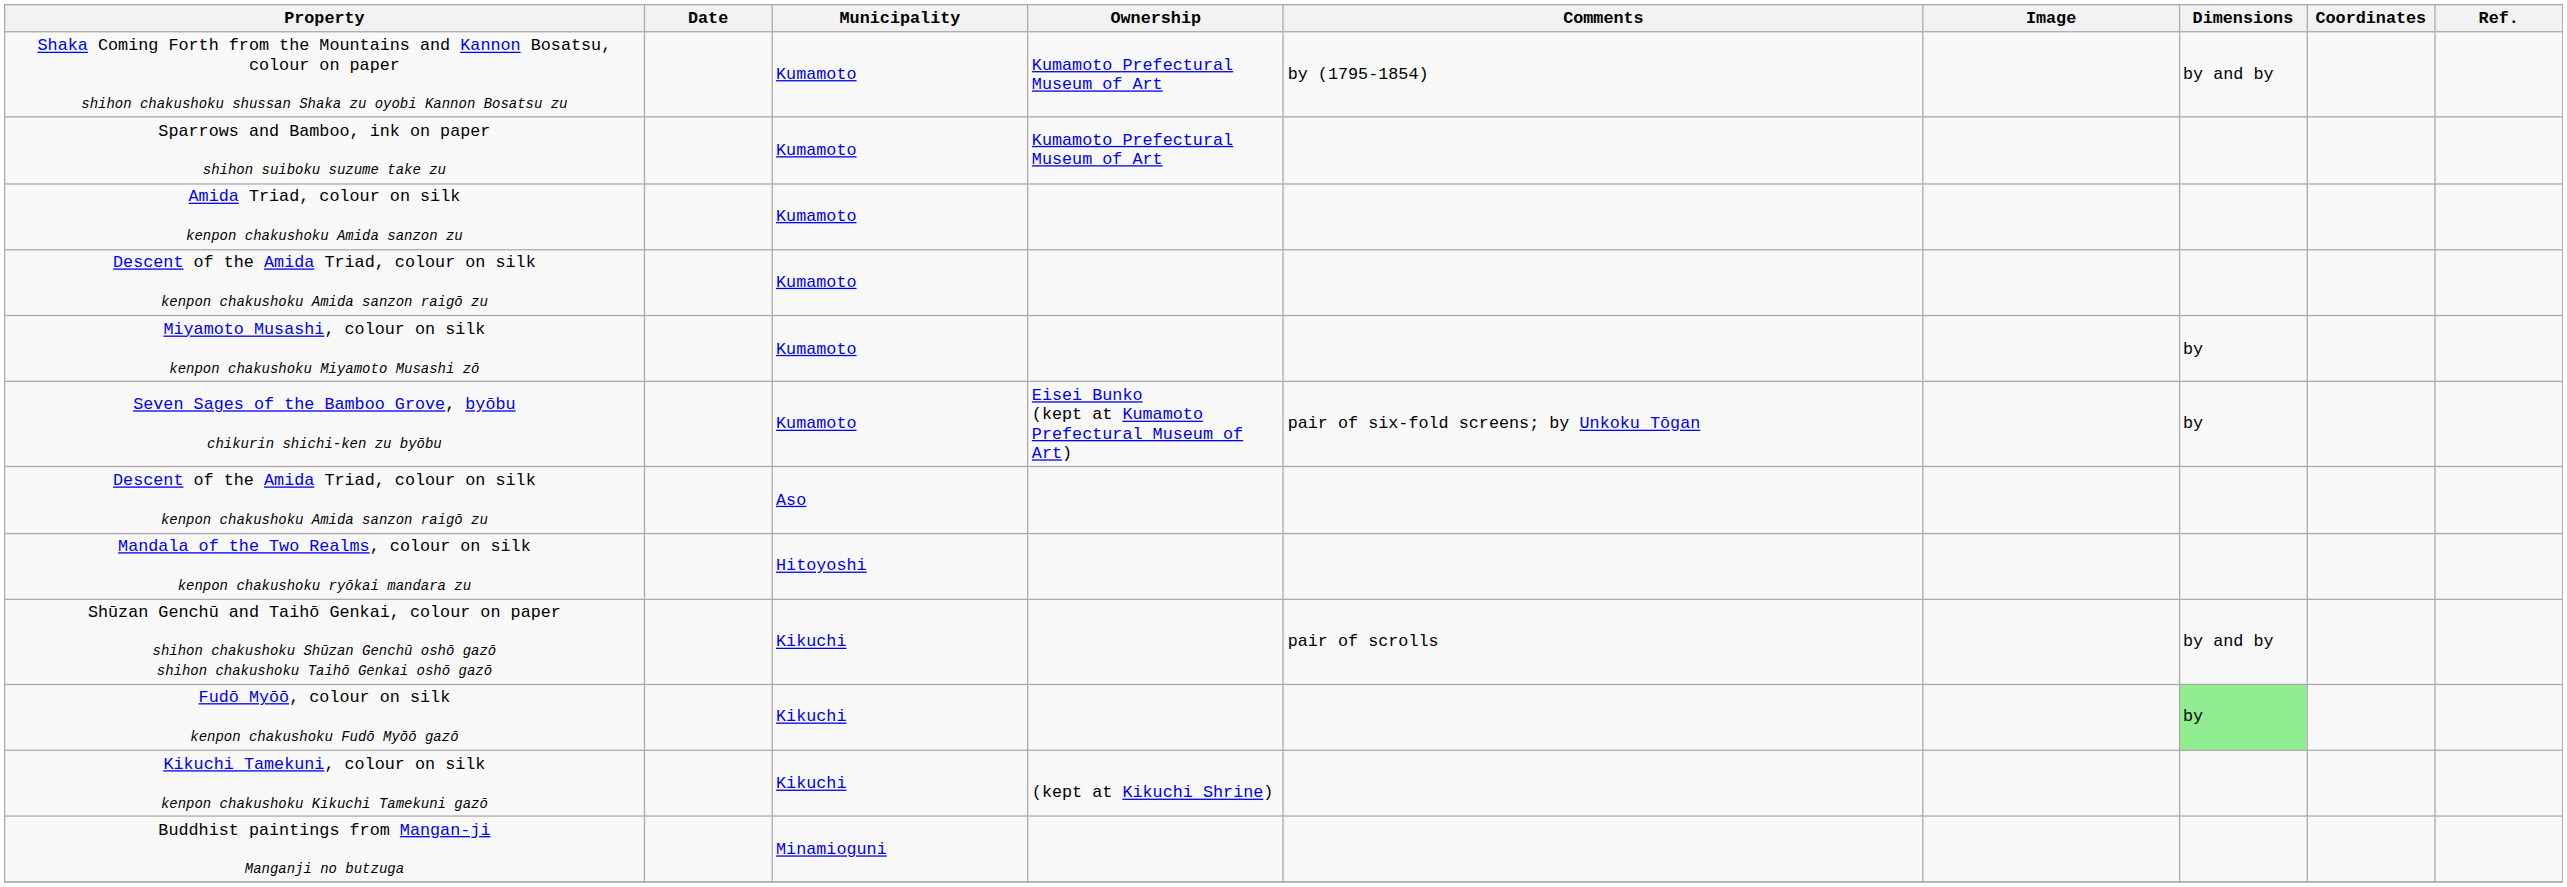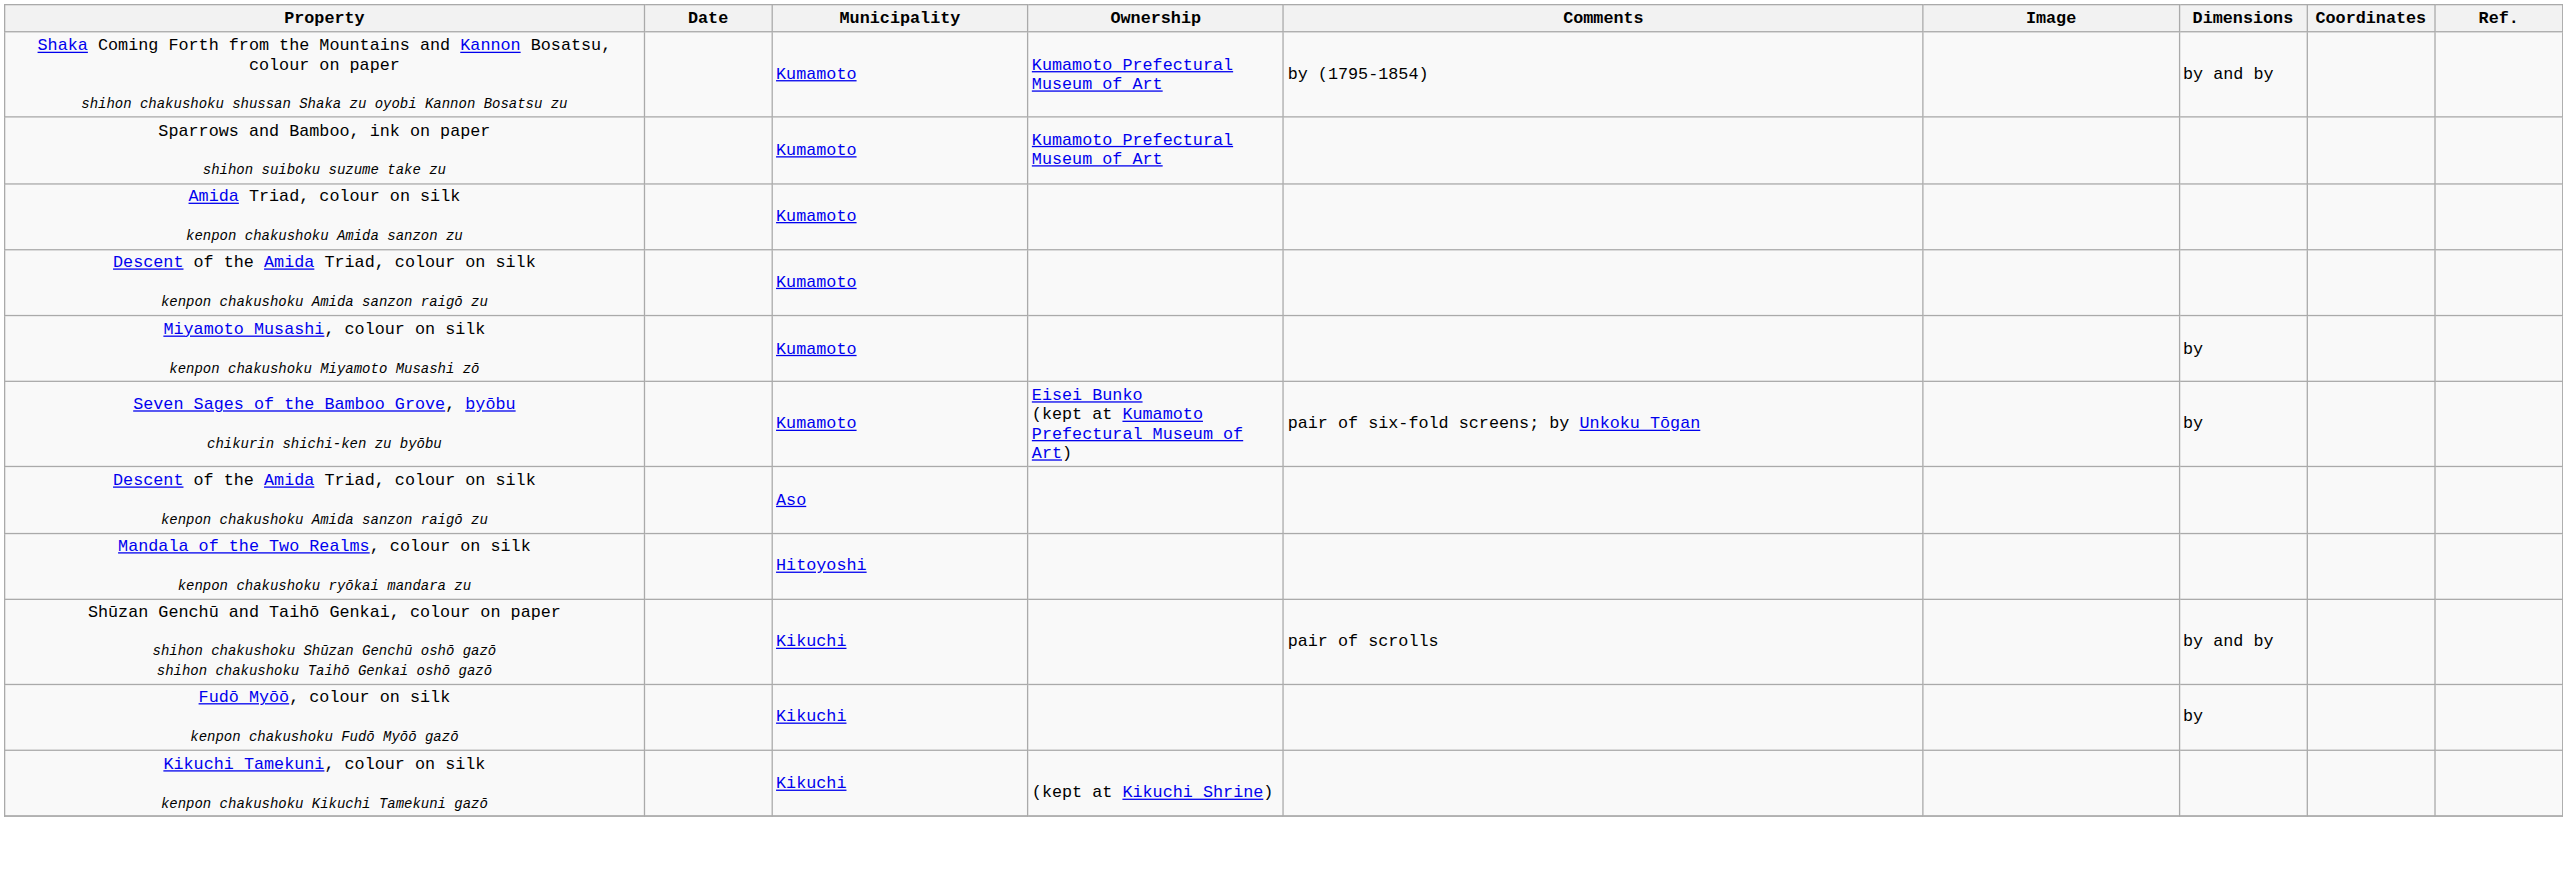(2193, 717) lightgreen background -> (2193, 717) no background
- row: (324, 849)
